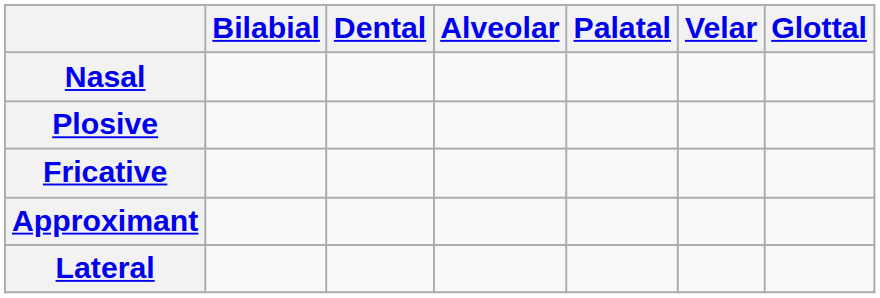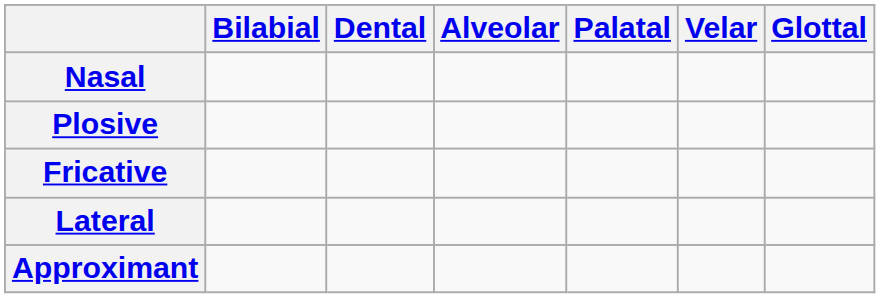rows swapped: (105, 220) <-> (105, 268)
